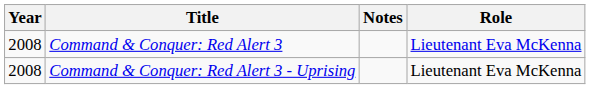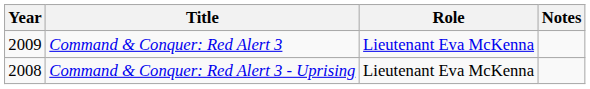columns swapped: (496, 17) <-> (383, 17)
(25, 44) 2008 -> (25, 44) 2009
